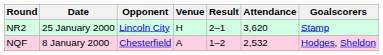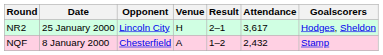(256, 27) 3,620 -> (256, 27) 3,617
(315, 27) Stamp -> (338, 27) Hodges, Sheldon
(256, 43) 2,532 -> (256, 43) 2,432
(338, 43) Hodges, Sheldon -> (315, 43) Stamp
